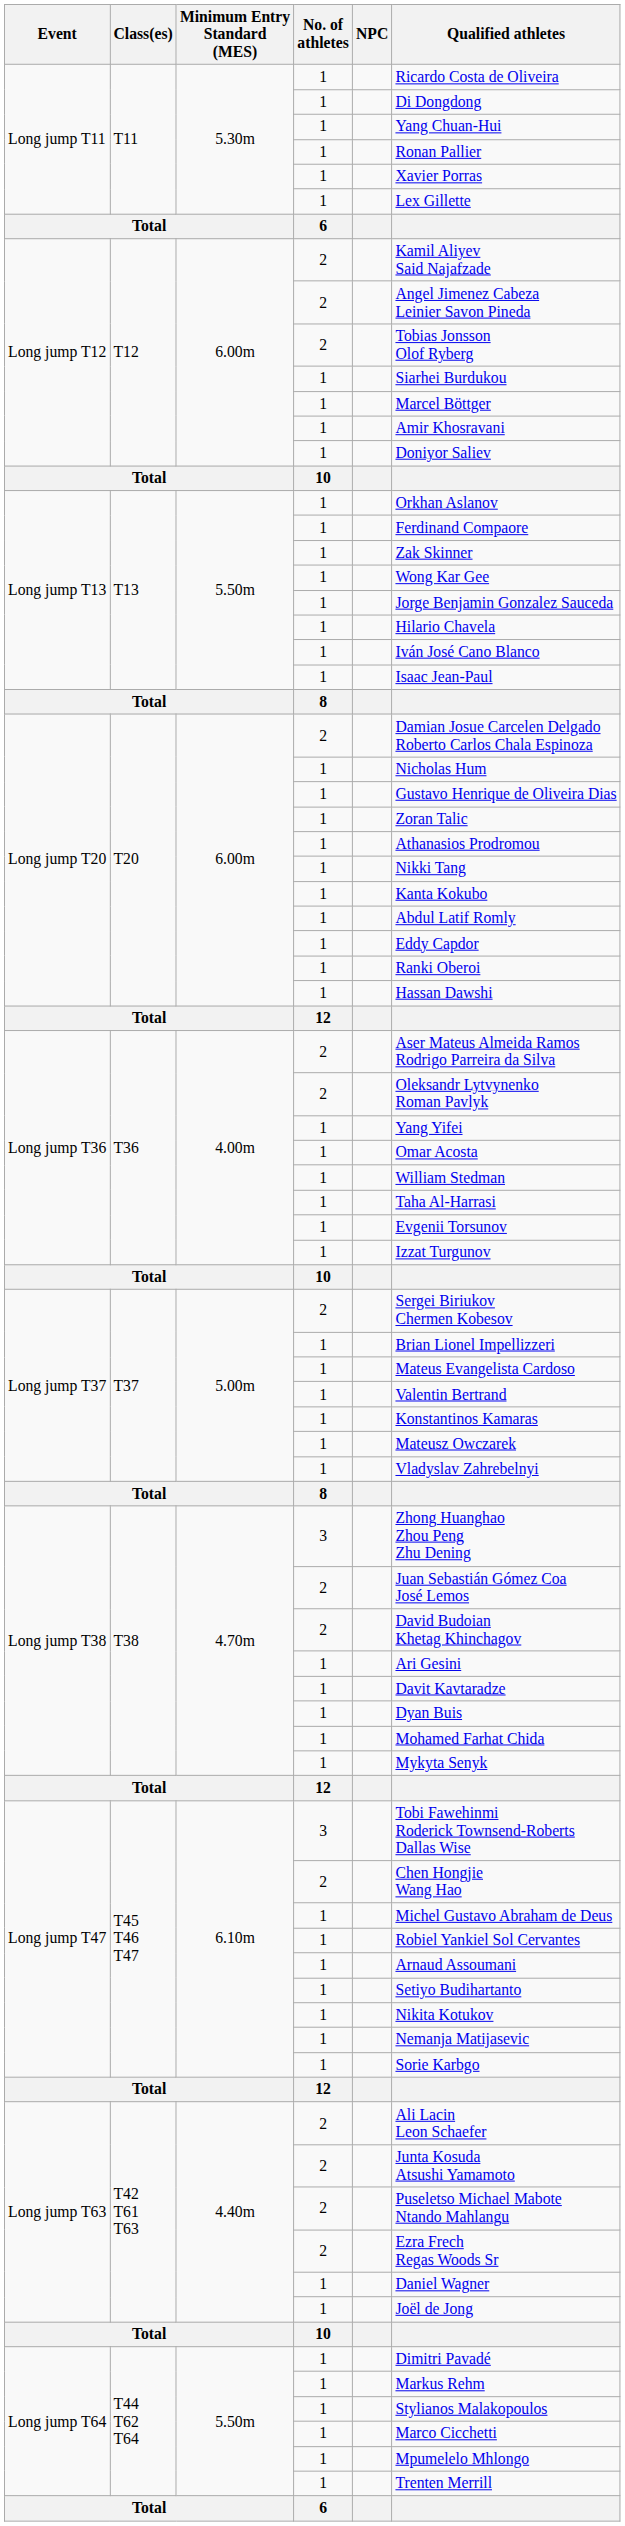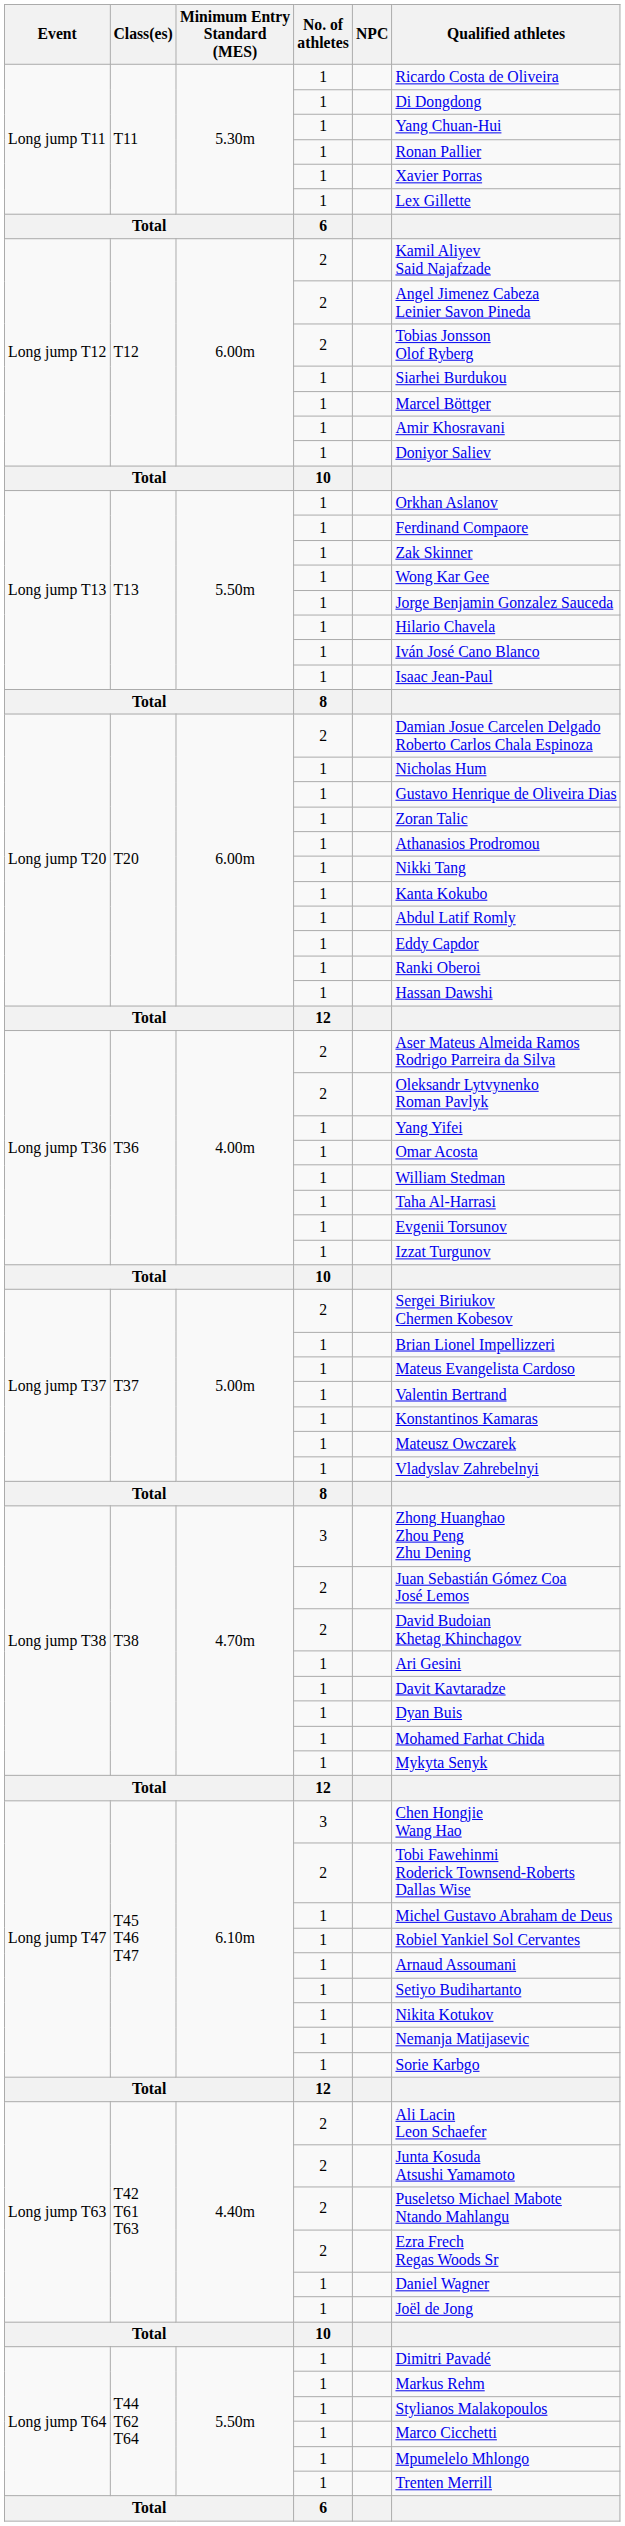(485, 1830) Tobi Fawehinmi Roderick Townsend-Roberts Dallas Wise -> (439, 1821) Chen Hongjie Wang Hao
(439, 1881) Chen Hongjie Wang Hao -> (485, 1873) Tobi Fawehinmi Roderick Townsend-Roberts Dallas Wise
